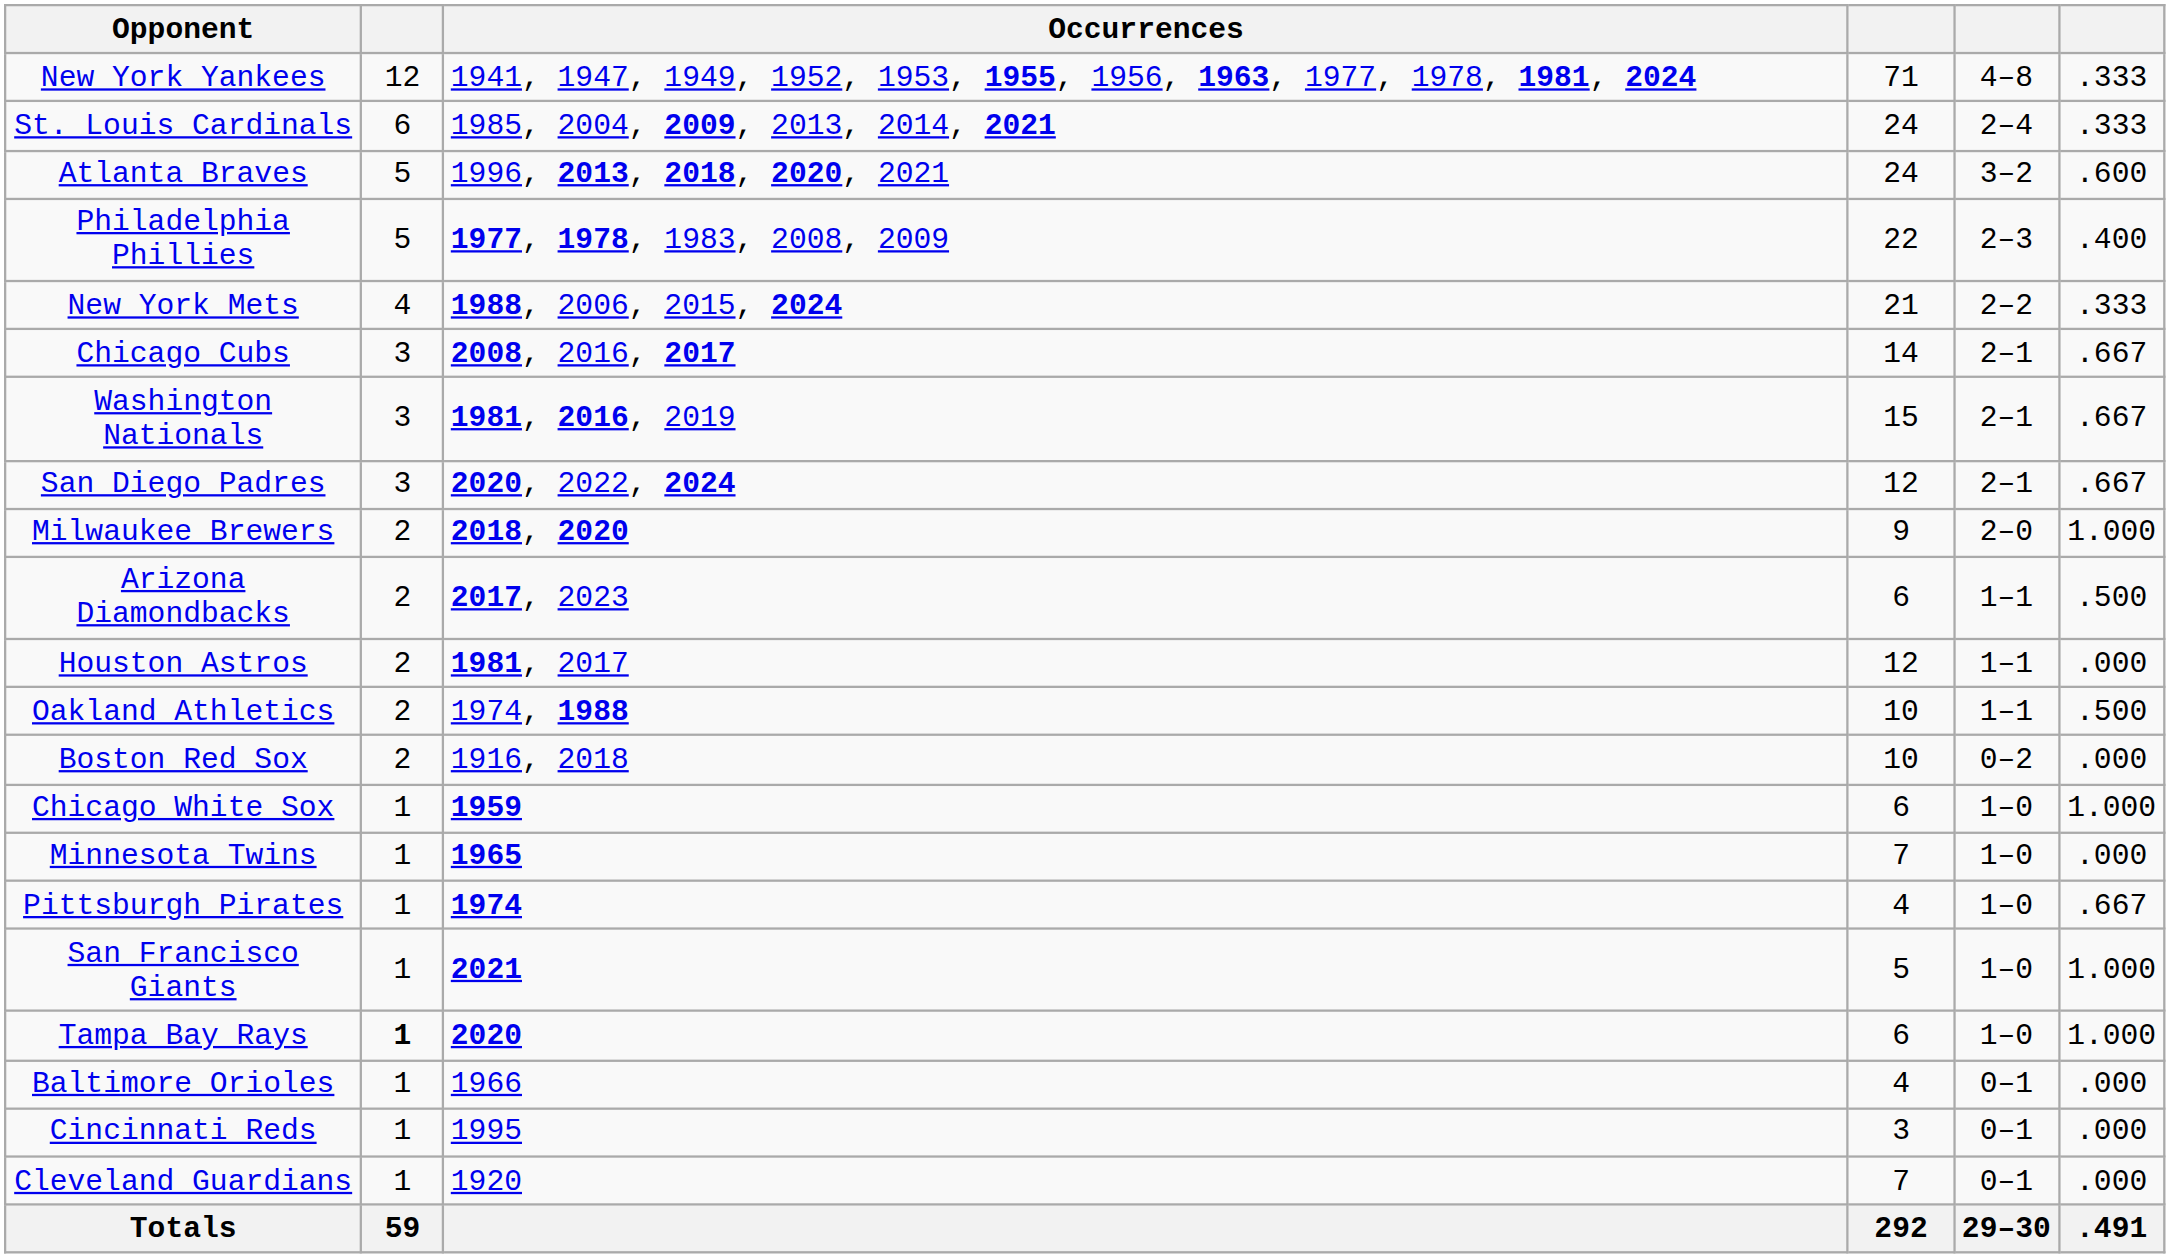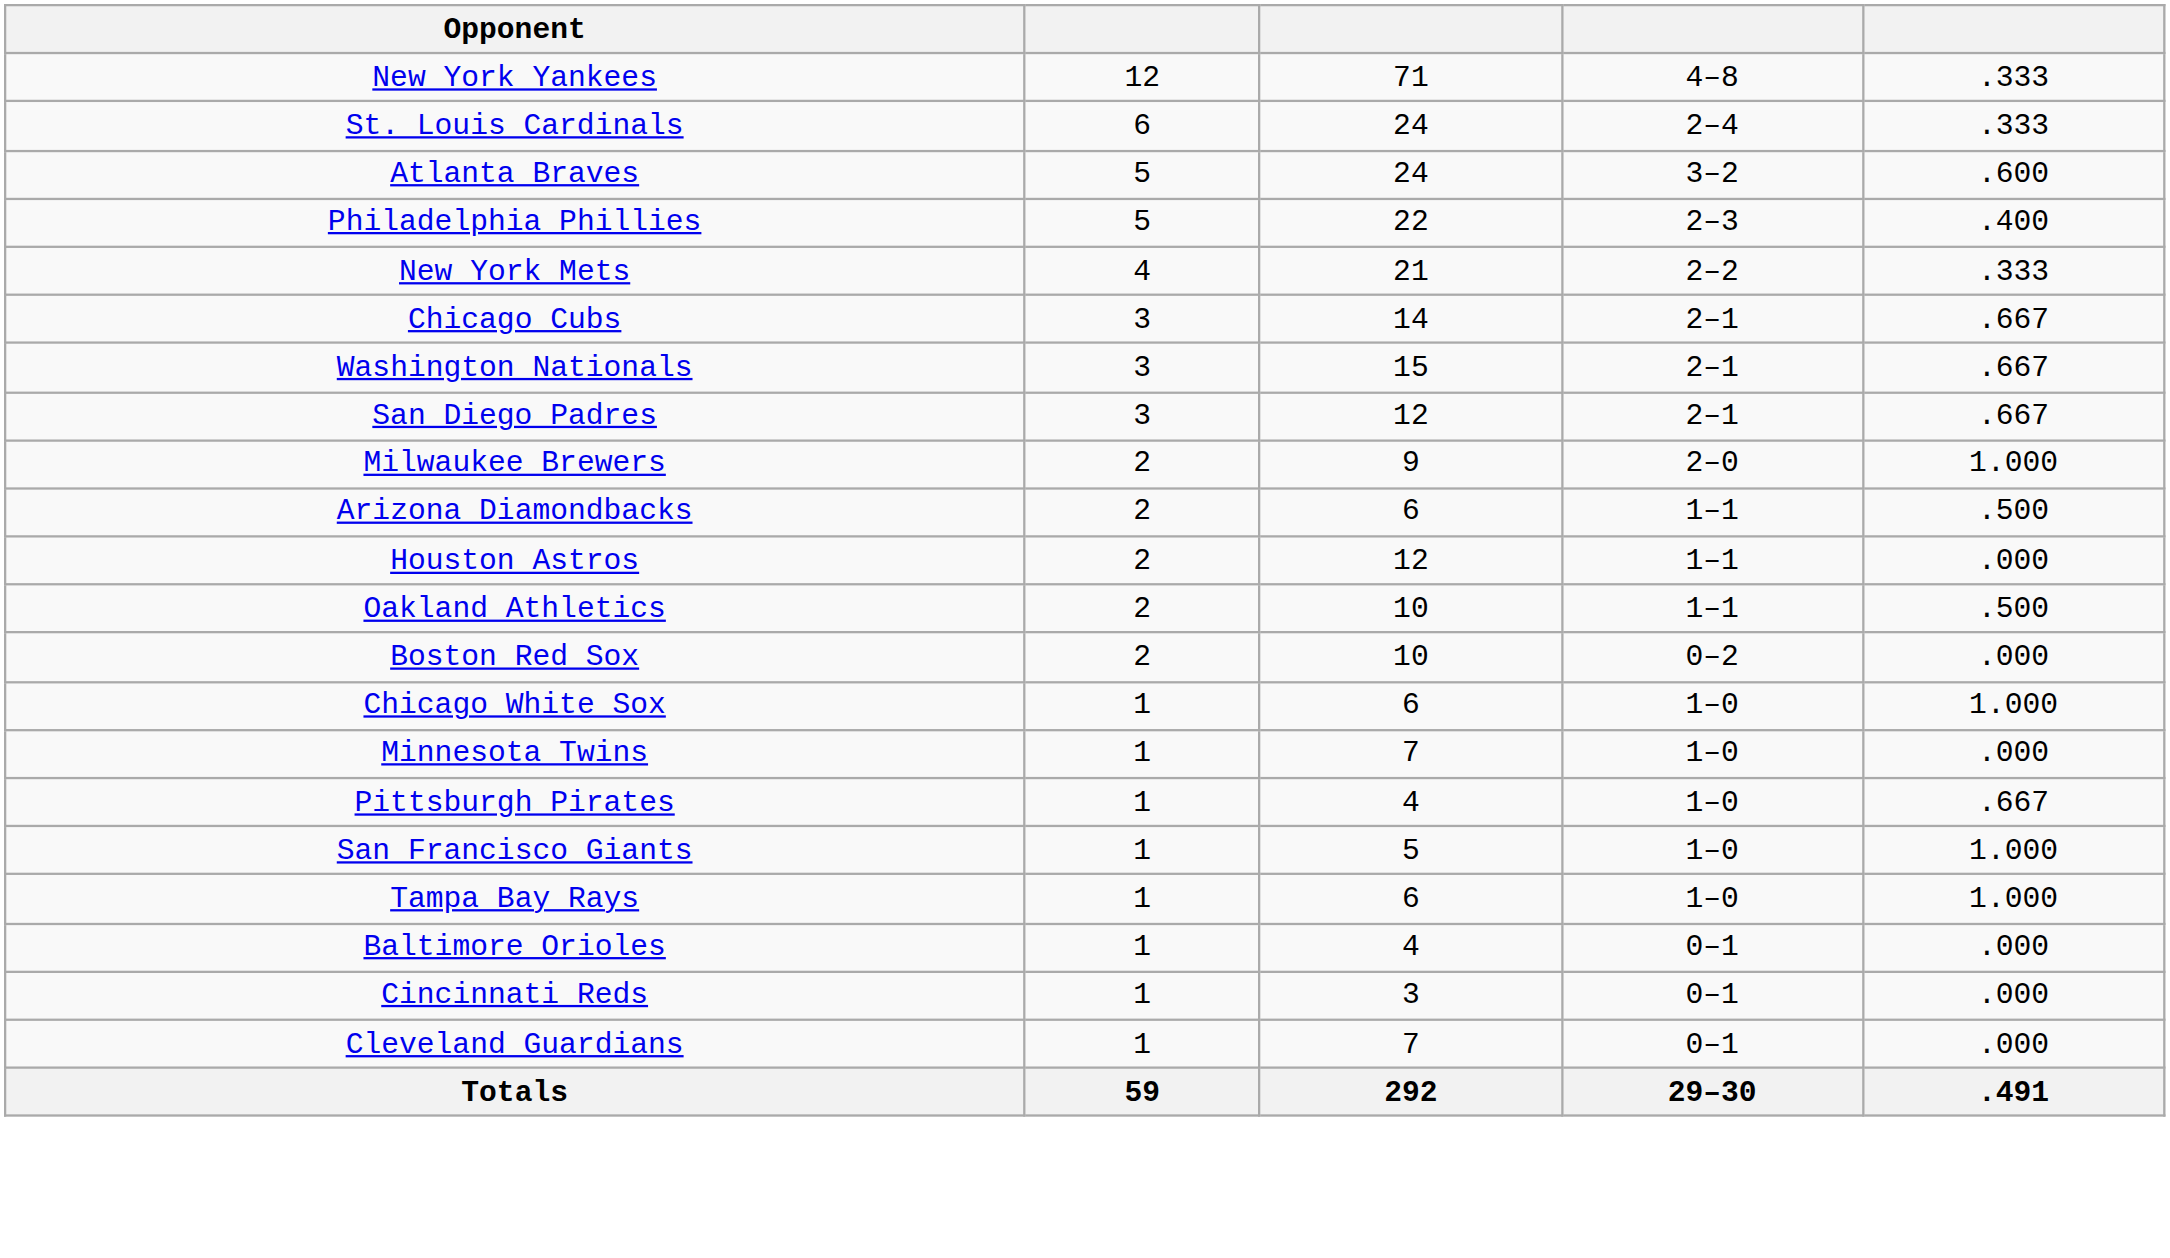- column: (1146, 29)
(403, 1036) bold -> (1142, 899) normal
